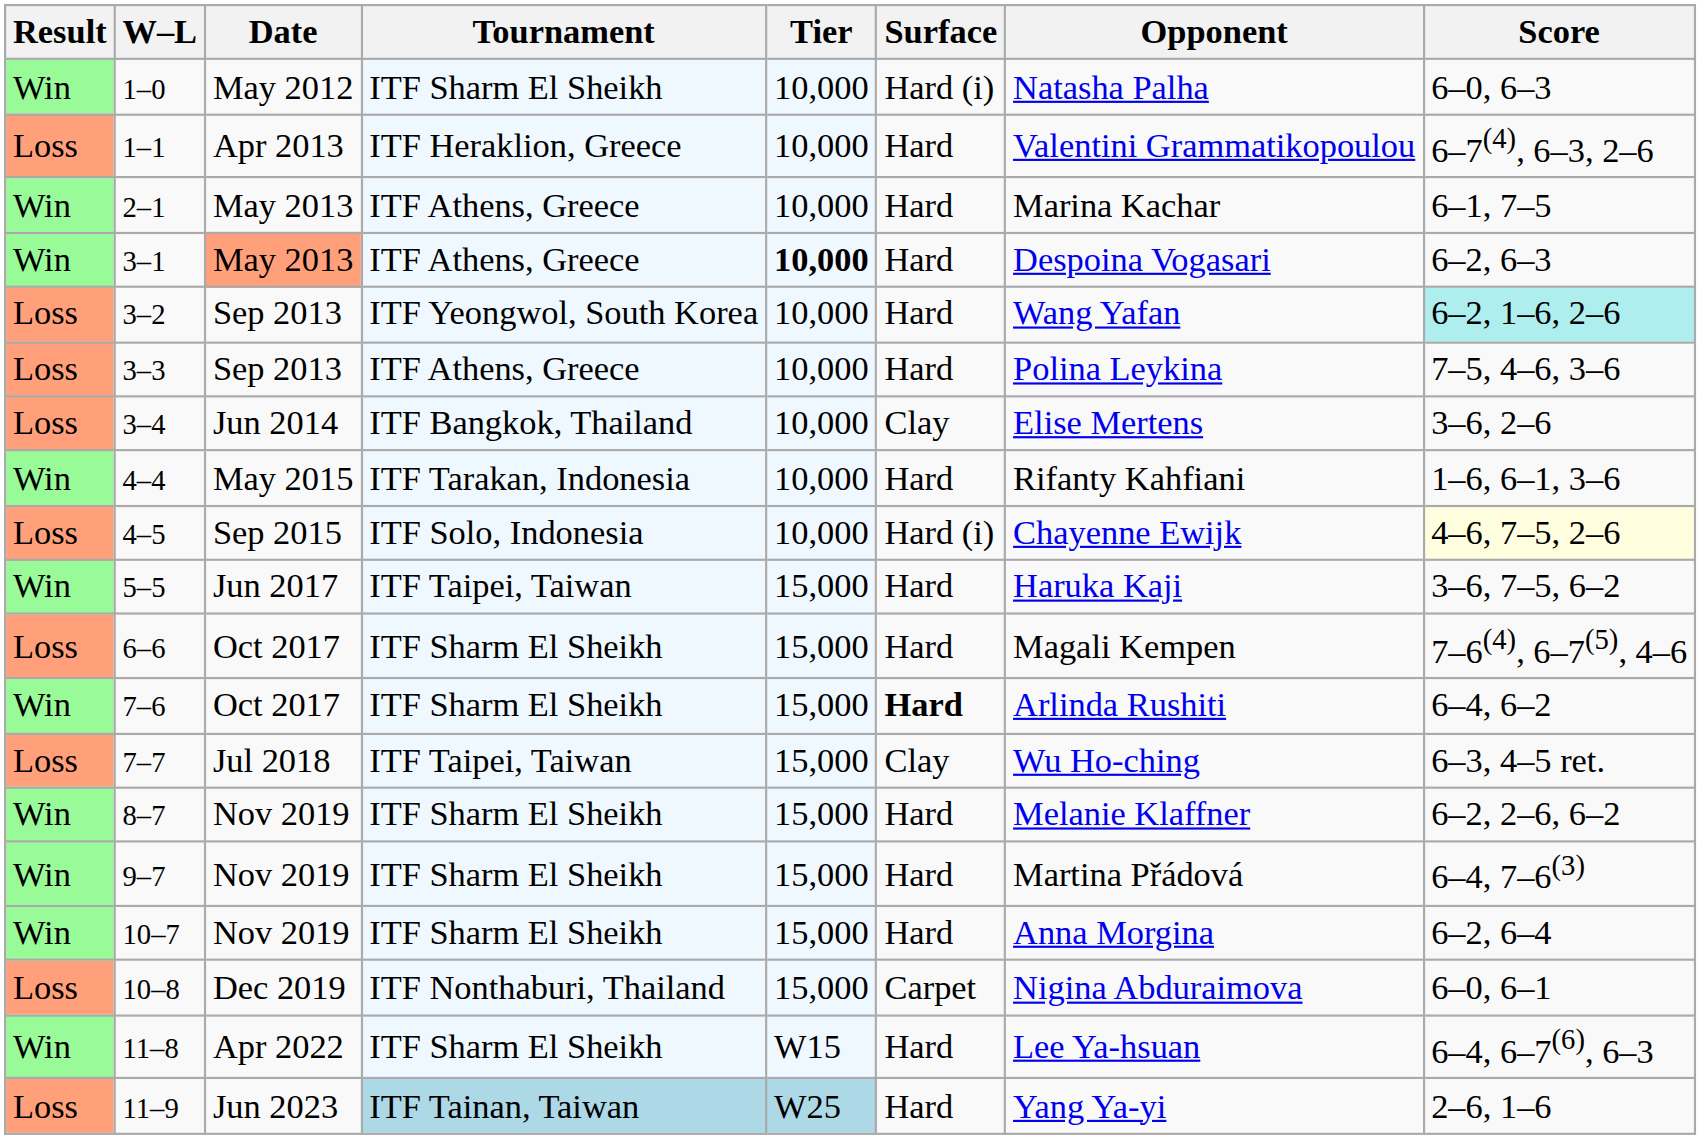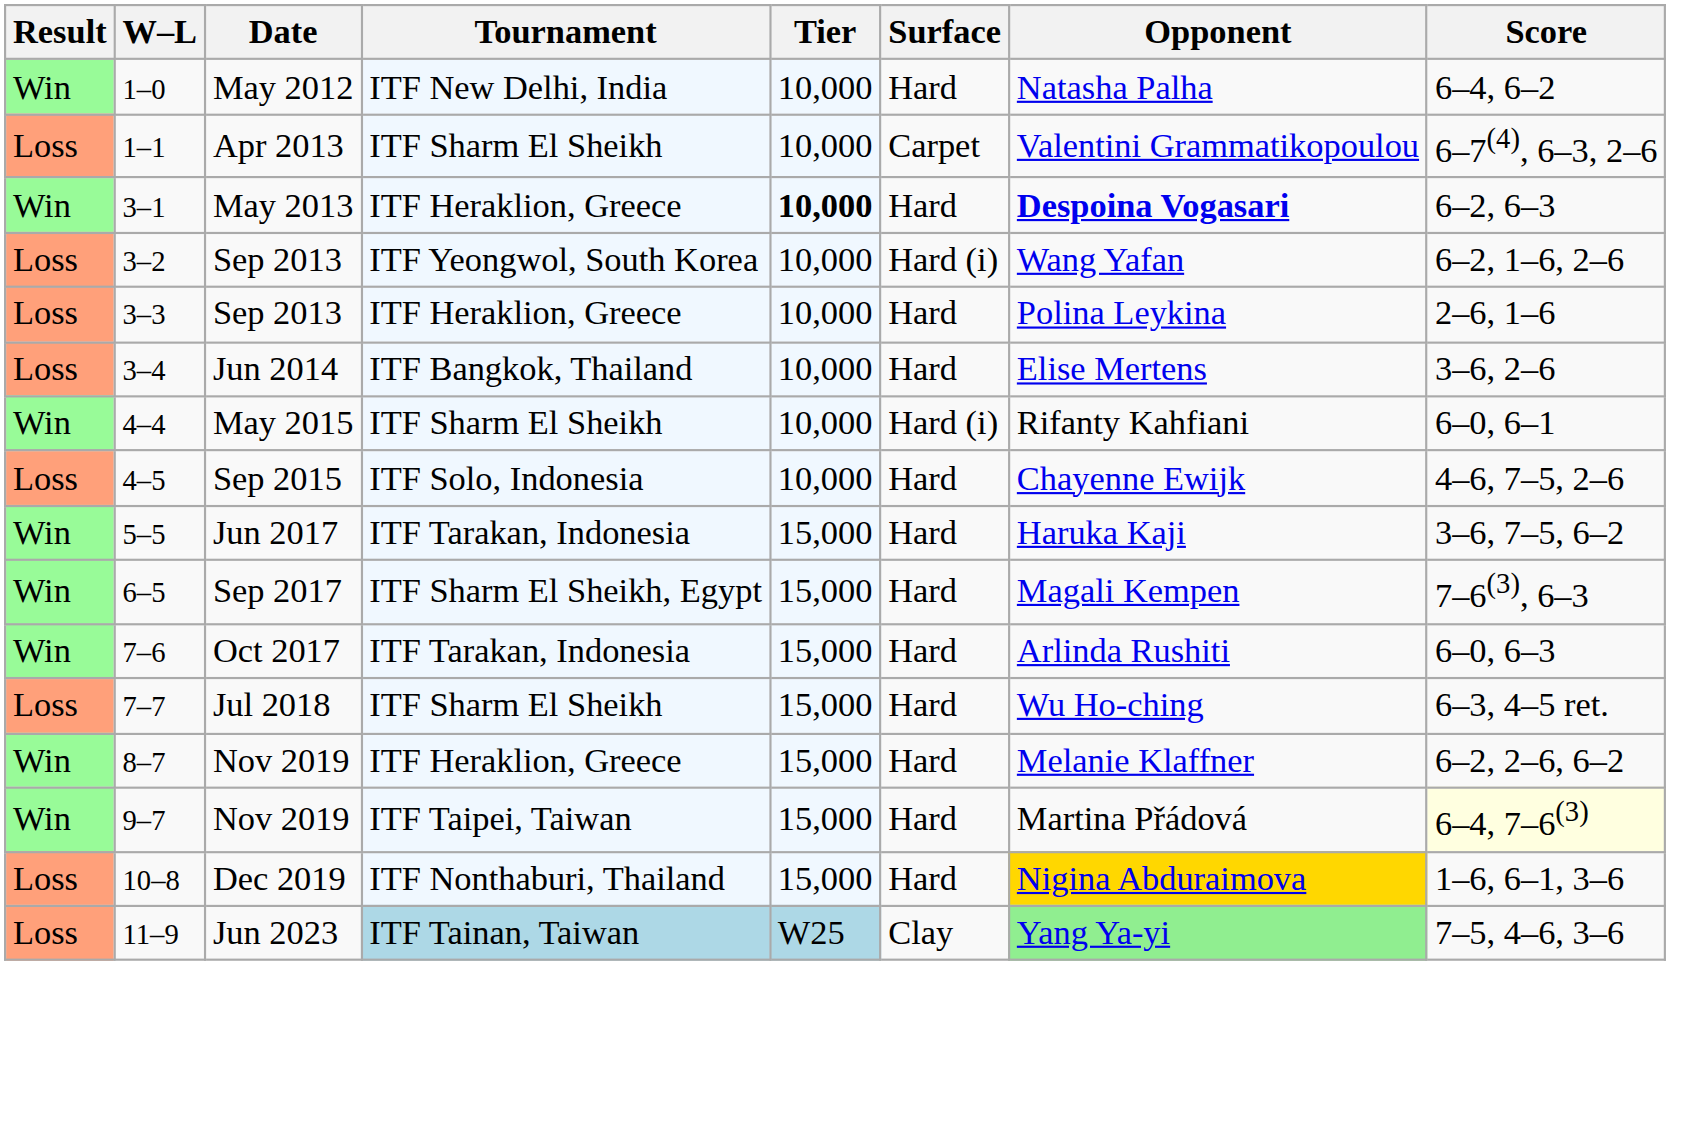(516, 86) ITF Sharm El Sheikh -> (518, 86) ITF New Delhi, India
(939, 86) Hard (i) -> (923, 86) Hard
(1491, 86) 6–0, 6–3 -> (1495, 86) 6–4, 6–2
(525, 145) ITF Heraklion, Greece -> (516, 145) ITF Sharm El Sheikh
(919, 145) Hard -> (934, 145) Carpet
- row: (144, 206)
(283, 259) lightsalmon background -> (283, 204) no background
(504, 259) ITF Athens, Greece -> (525, 204) ITF Heraklion, Greece
(1142, 259) normal -> (1153, 204) bold
(919, 313) Hard -> (943, 259) Hard (i)
(1526, 313) paleturquoise background -> (1530, 259) no background
(504, 368) ITF Athens, Greece -> (525, 313) ITF Heraklion, Greece
(1526, 368) 7–5, 4–6, 3–6 -> (1495, 313) 2–6, 1–6
(917, 422) Clay -> (923, 368) Hard
(530, 477) ITF Tarakan, Indonesia -> (516, 422) ITF Sharm El Sheikh
(919, 477) Hard -> (943, 422) Hard (i)
(1526, 477) 1–6, 6–1, 3–6 -> (1495, 422) 6–0, 6–1
(939, 532) Hard (i) -> (923, 477) Hard
(1526, 532) lightyellow background -> (1530, 477) no background
(500, 586) ITF Taipei, Taiwan -> (530, 532) ITF Tarakan, Indonesia
+ row: (144, 593)
- row: (144, 647)
(516, 705) ITF Sharm El Sheikh -> (530, 650) ITF Tarakan, Indonesia
(924, 705) bold -> (923, 650) normal
(1491, 705) 6–4, 6–2 -> (1495, 650) 6–0, 6–3
(500, 759) ITF Taipei, Taiwan -> (516, 705) ITF Sharm El Sheikh
(917, 759) Clay -> (923, 705) Hard
(516, 814) ITF Sharm El Sheikh -> (525, 759) ITF Heraklion, Greece
(516, 873) ITF Sharm El Sheikh -> (500, 818) ITF Taipei, Taiwan
(1508, 873) no background -> (1512, 818) lightyellow background
- row: (151, 934)
(930, 987) Carpet -> (923, 878) Hard
(1158, 987) no background -> (1162, 878) gold background
(1491, 987) 6–0, 6–1 -> (1530, 878) 1–6, 6–1, 3–6
- row: (151, 1048)
(919, 1105) Hard -> (921, 932) Clay
(1090, 1105) no background -> (1093, 932) lightgreen background
(1491, 1105) 2–6, 1–6 -> (1530, 932) 7–5, 4–6, 3–6
